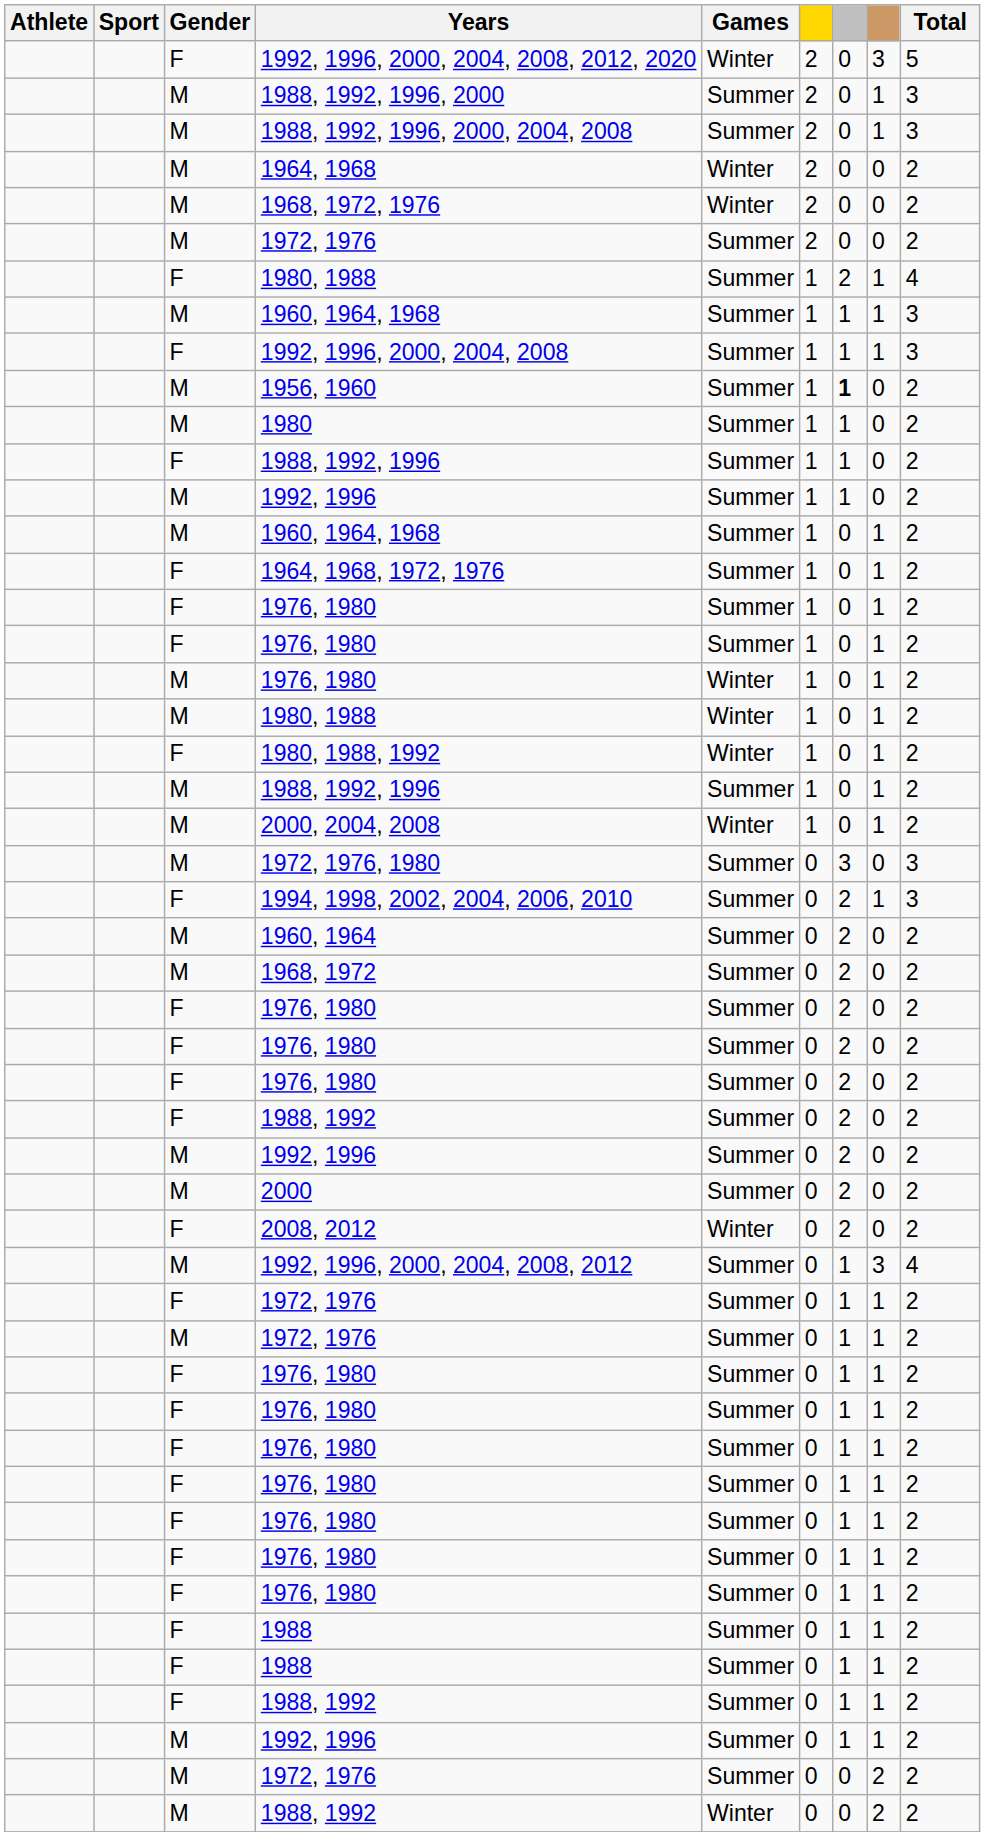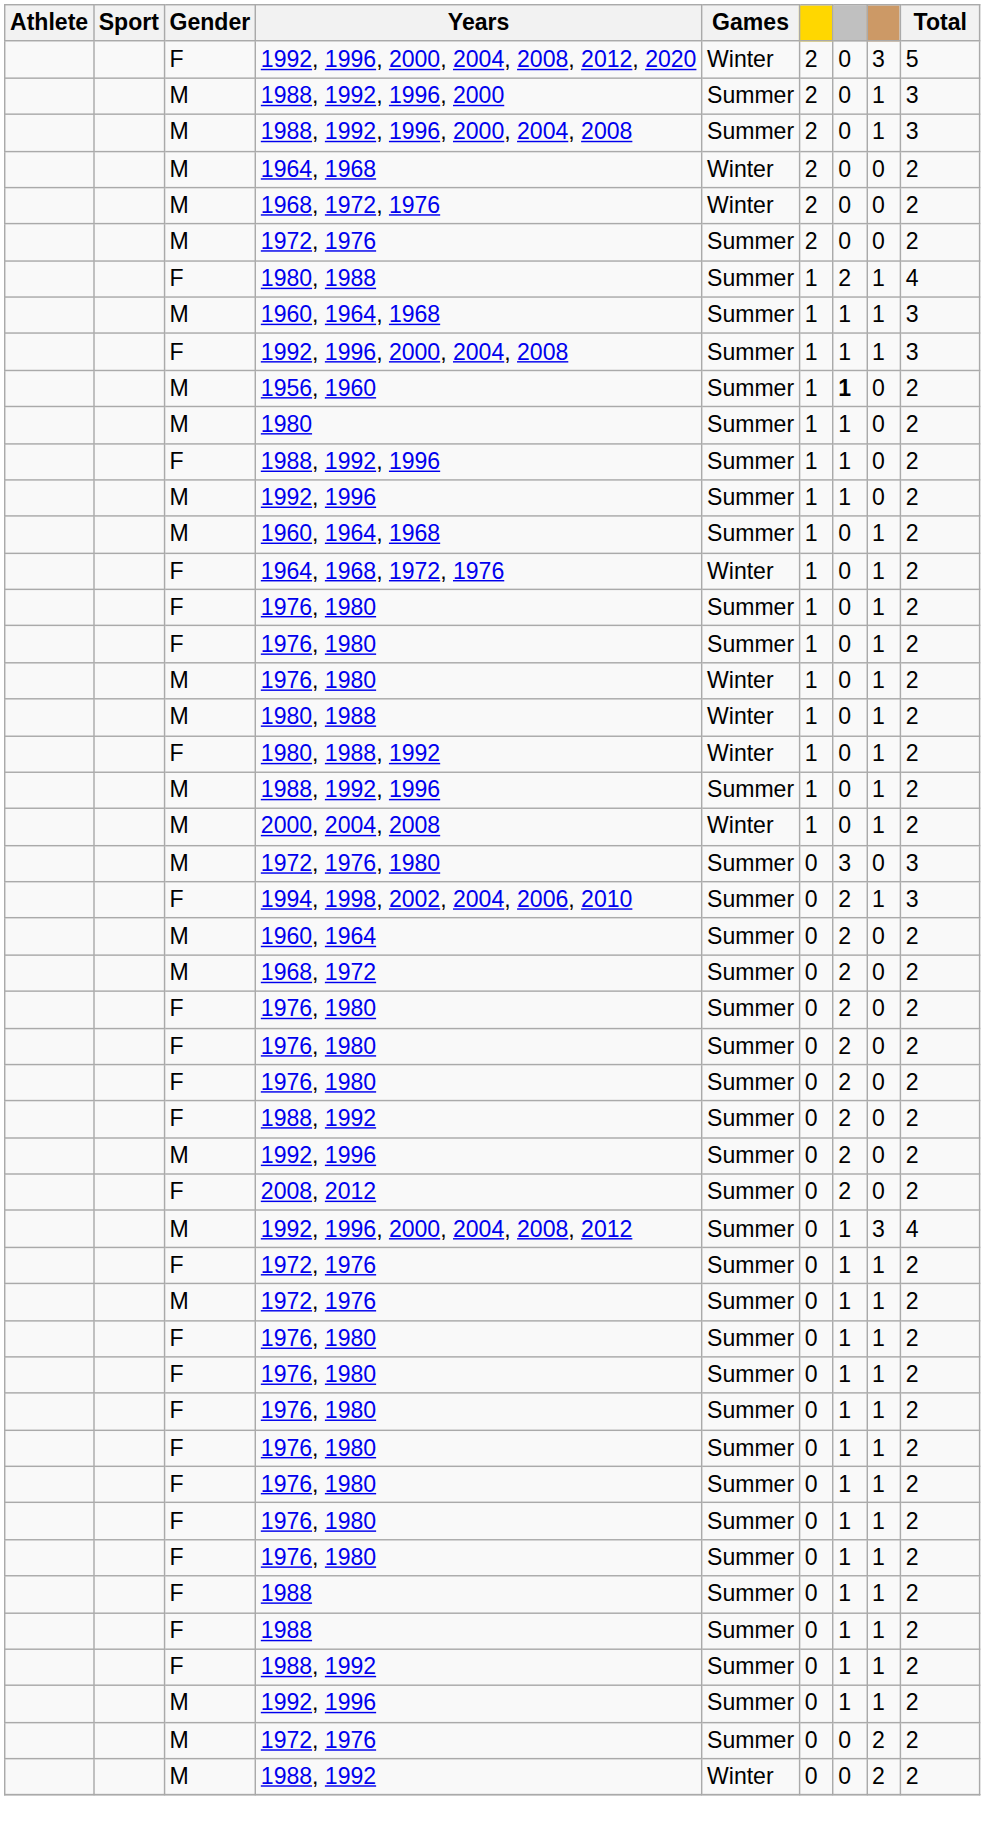(751, 570) Summer -> (740, 570) Winter
- row: (179, 1192)
(740, 1228) Winter -> (751, 1192) Summer
